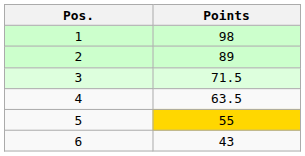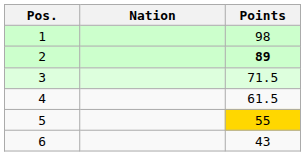+ column: (152, 15)
(227, 57) normal -> (263, 57) bold
(227, 99) 63.5 -> (263, 99) 61.5
